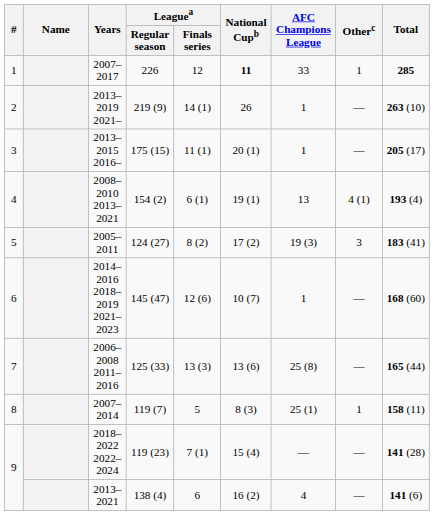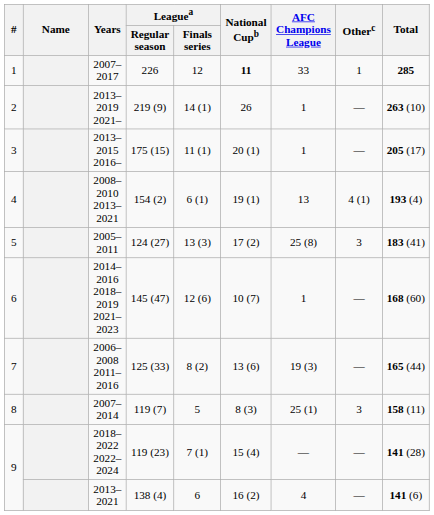(197, 242) 8 (2) -> (197, 242) 13 (3)
(303, 242) 19 (3) -> (303, 242) 25 (8)
(197, 366) 13 (3) -> (197, 366) 8 (2)
(303, 366) 25 (8) -> (303, 366) 19 (3)
(359, 409) 1 -> (359, 409) 3
